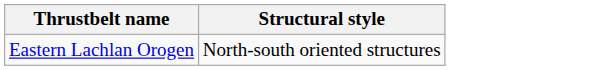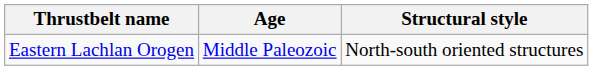+ column: (270, 19)
